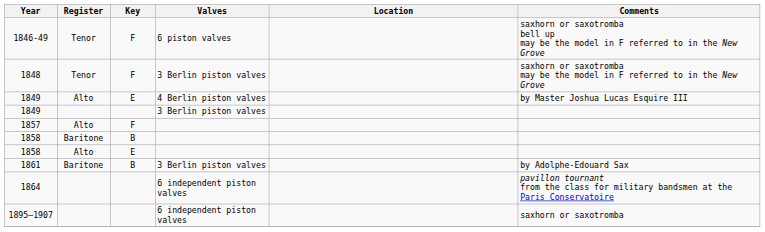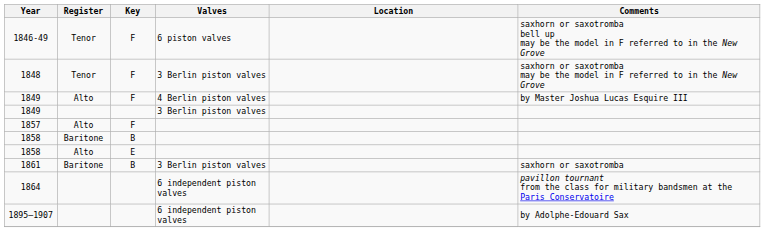(133, 98) E -> (133, 98) F
(574, 165) by Adolphe-Edouard Sax -> (572, 165) saxhorn or saxotromba
(572, 215) saxhorn or saxotromba -> (574, 215) by Adolphe-Edouard Sax
